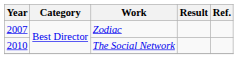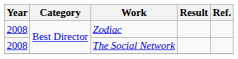(17, 29) 2007 -> (17, 29) 2008
(17, 45) 2010 -> (17, 45) 2008
